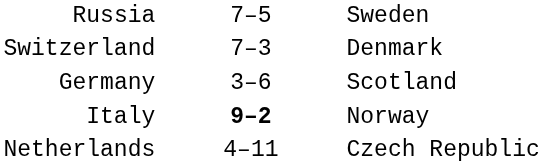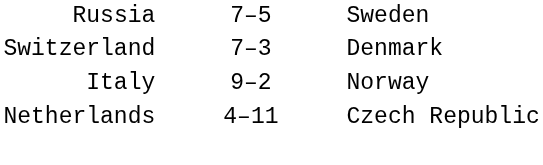- row: (107, 83)
(251, 117) bold -> (251, 83) normal
